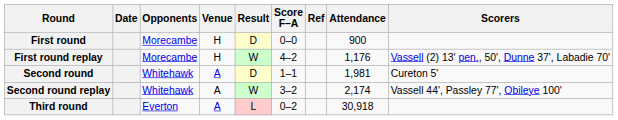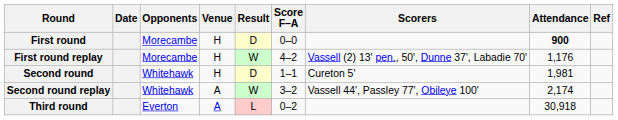columns swapped: (500, 18) <-> (316, 18)
(358, 40) normal -> (560, 40) bold
(217, 73) A -> (217, 73) H
